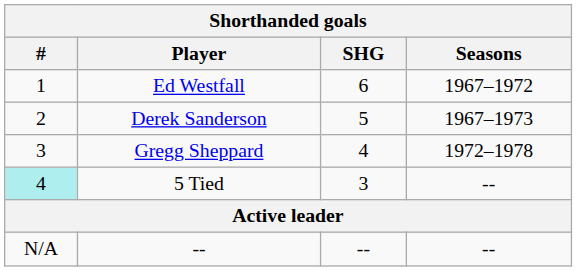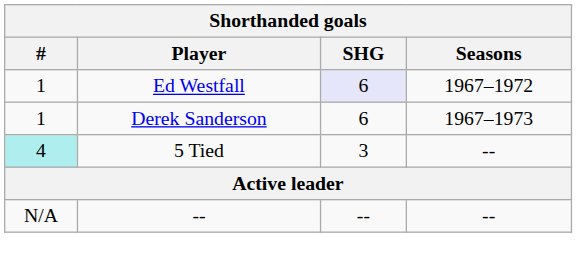(363, 86) no background -> (363, 86) lavender background
(41, 118) 2 -> (41, 118) 1
(363, 118) 5 -> (363, 118) 6
- row: (199, 151)
